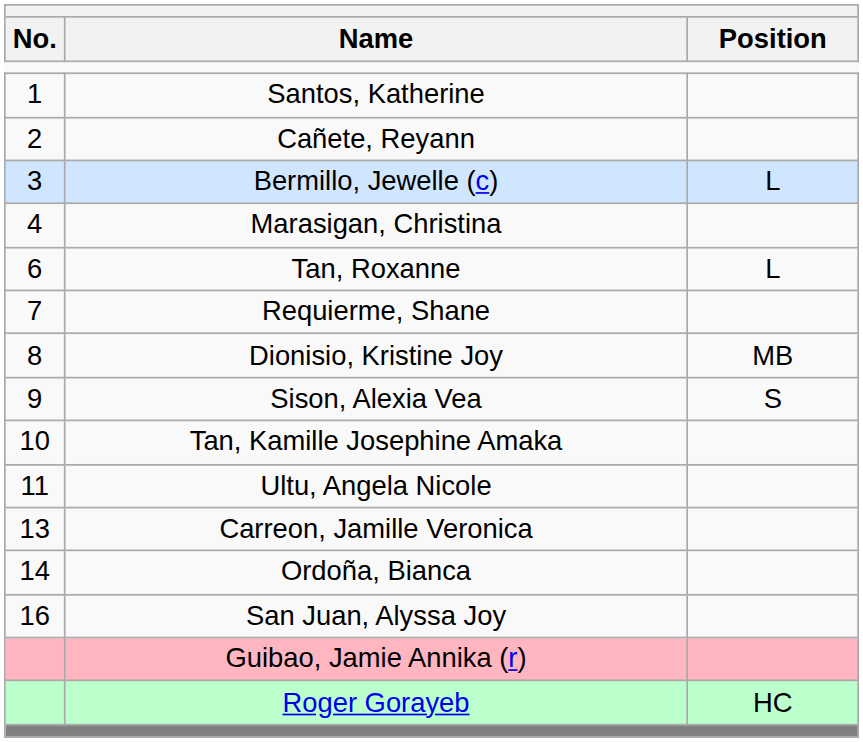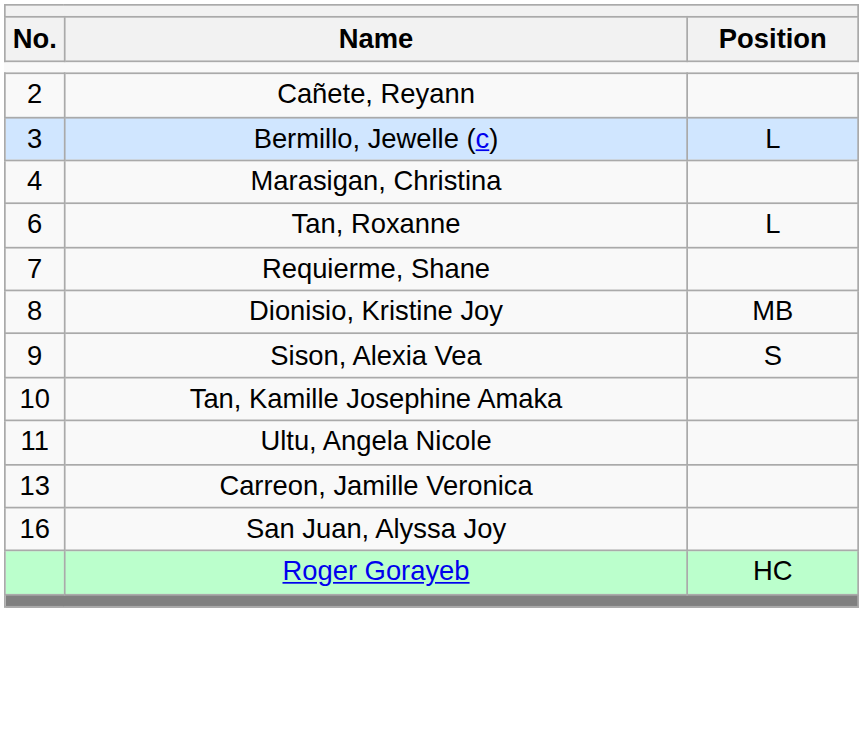- row: (35, 94)
- row: (35, 572)
- row: (35, 659)
